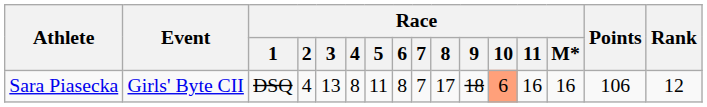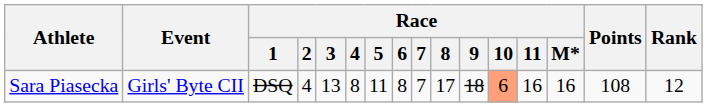(615, 86) 106 -> (615, 86) 108
